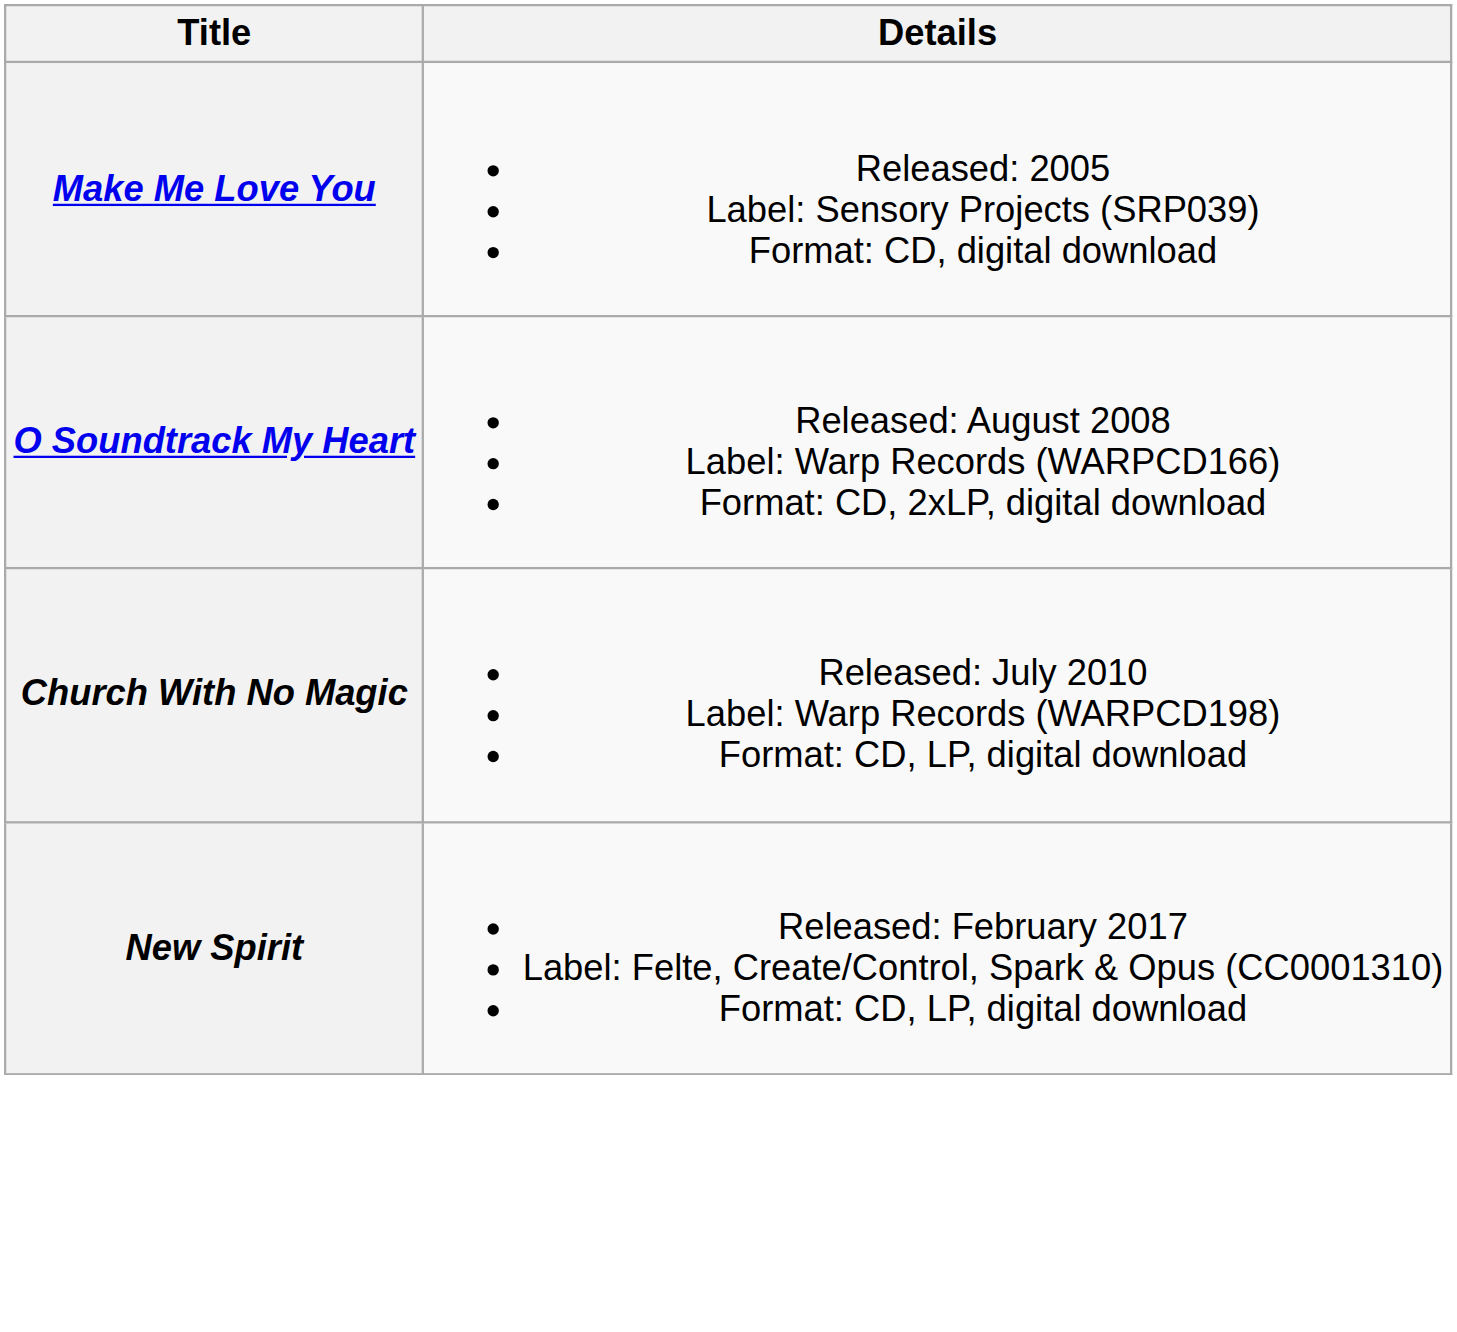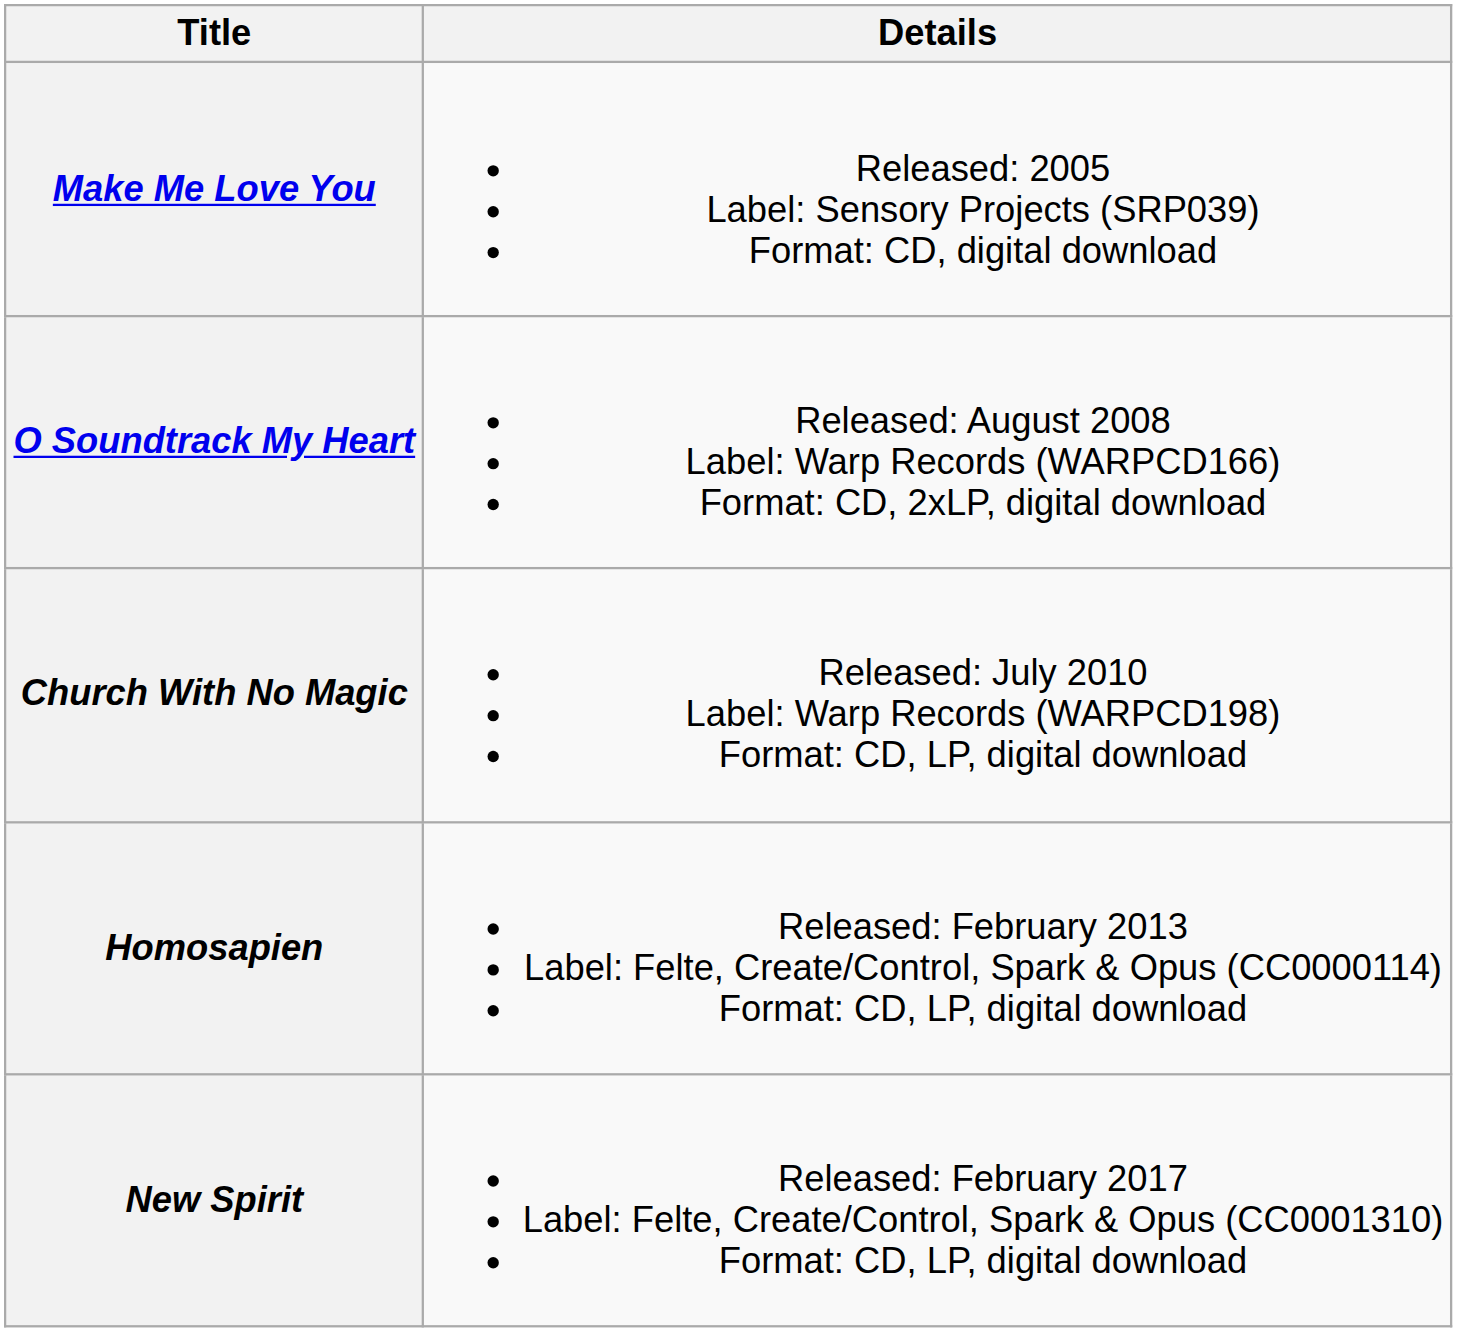+ row: (214, 946)
